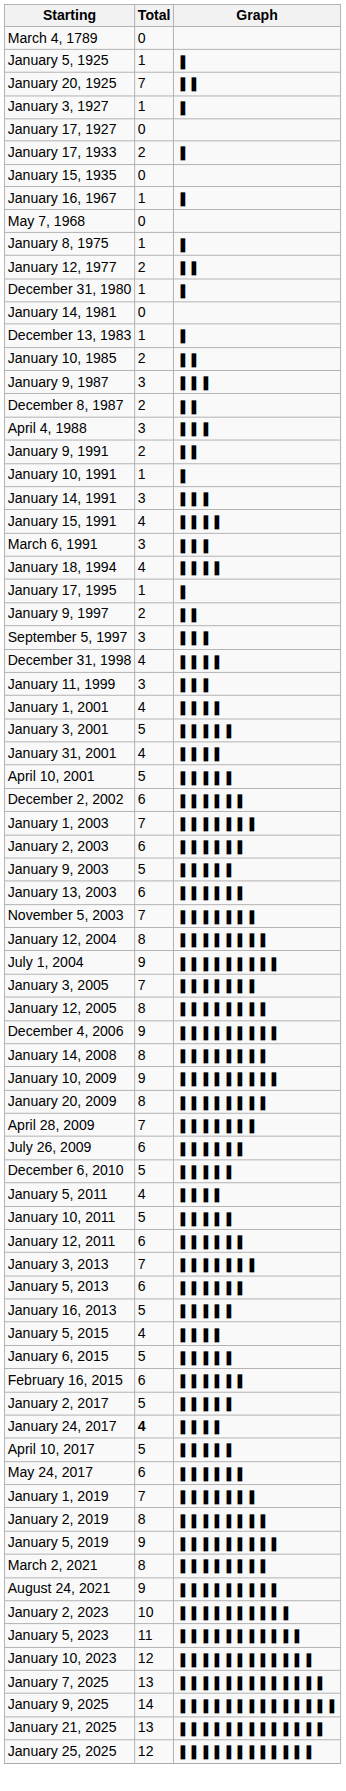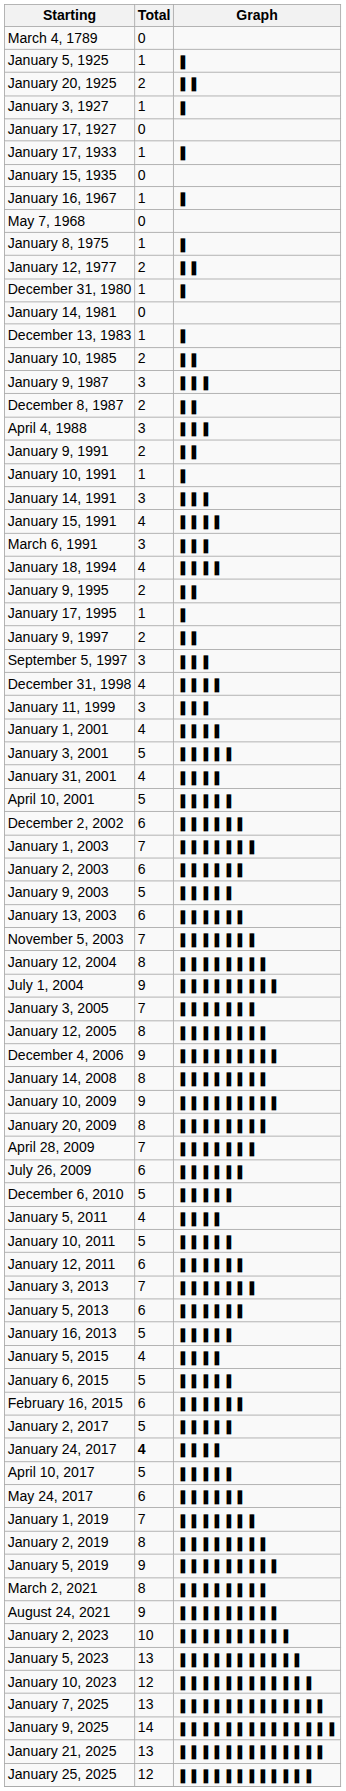(142, 83) 7 -> (142, 83) 2
(142, 152) 2 -> (142, 152) 1
+ row: (58, 591)
(145, 1635) 11 -> (146, 1658) 13
